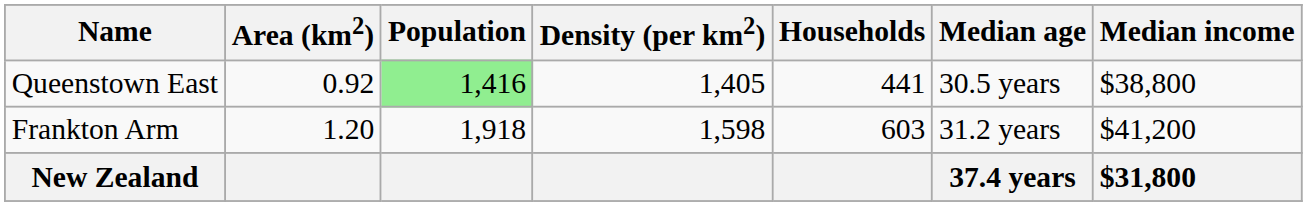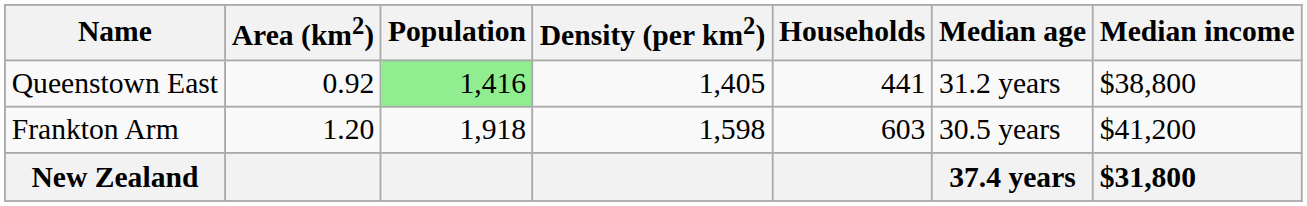(1000, 82) 30.5 years -> (1000, 82) 31.2 years
(1000, 129) 31.2 years -> (1000, 129) 30.5 years
